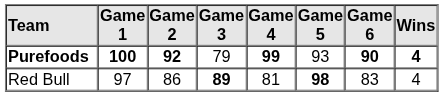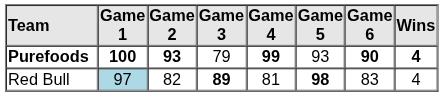(172, 57) 92 -> (172, 57) 93
(123, 79) no background -> (123, 79) lightblue background
(172, 79) 86 -> (172, 79) 82
